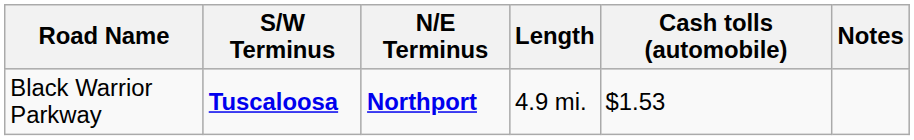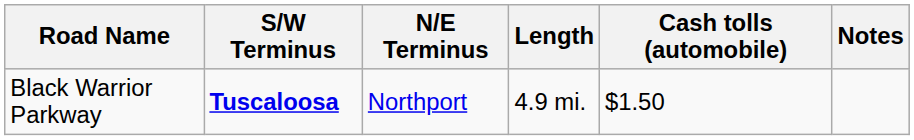(422, 101) bold -> (418, 101) normal
(635, 101) $1.53 -> (635, 101) $1.50
